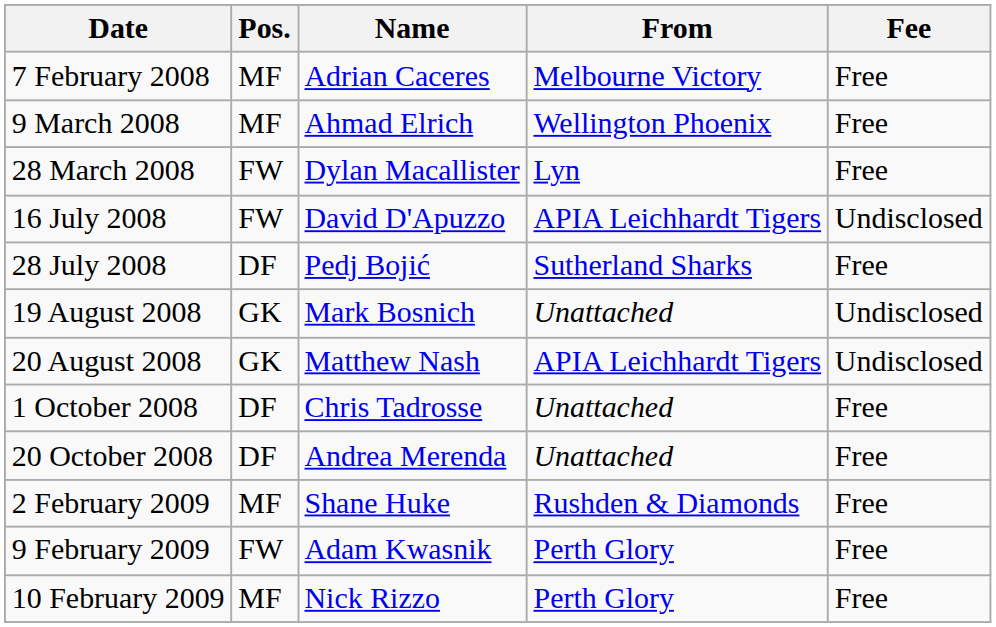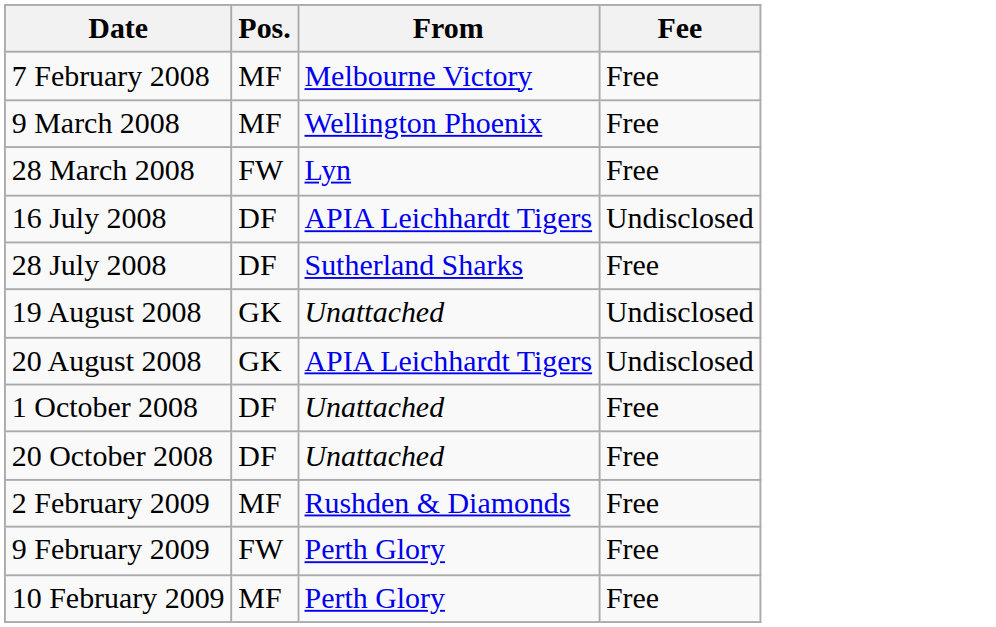- column: (412, 28)
(261, 218) FW -> (257, 218) DF
